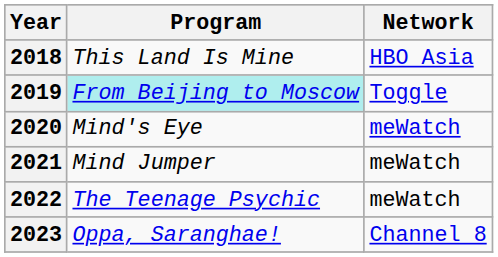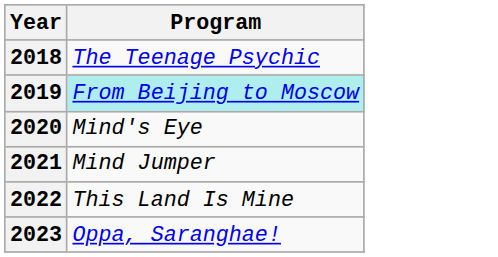- column: (428, 23)
(183, 58) This Land Is Mine -> (196, 58) The Teenage Psychic
(196, 199) The Teenage Psychic -> (183, 199) This Land Is Mine
